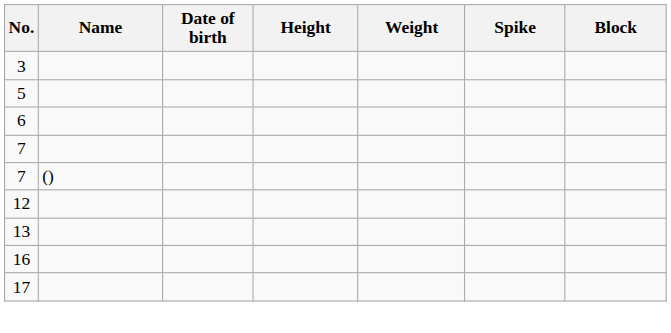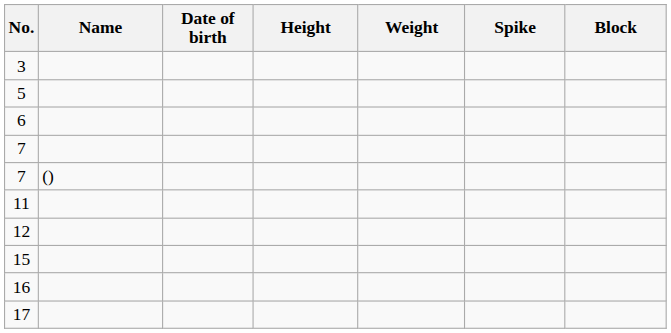+ row: (21, 203)
- row: (21, 231)
+ row: (21, 259)
